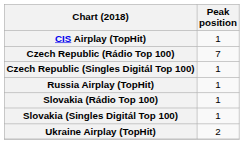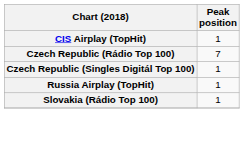- row: (101, 116)
- row: (101, 131)
